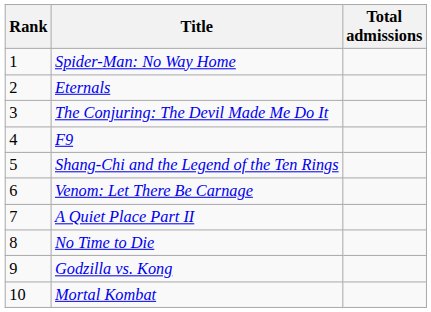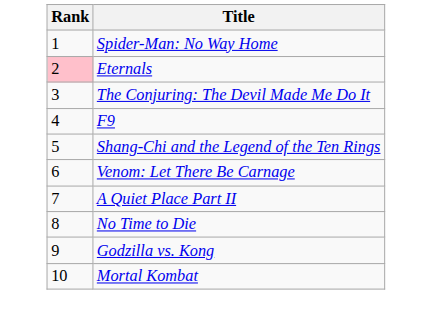- column: (384, 26)
(13, 87) no background -> (55, 69) pink background
